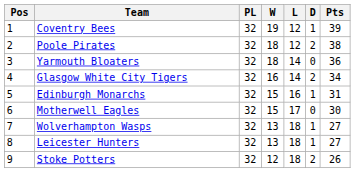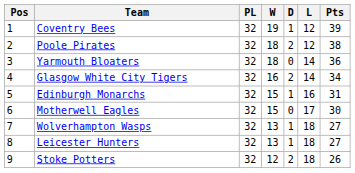columns swapped: (313, 13) <-> (295, 13)
